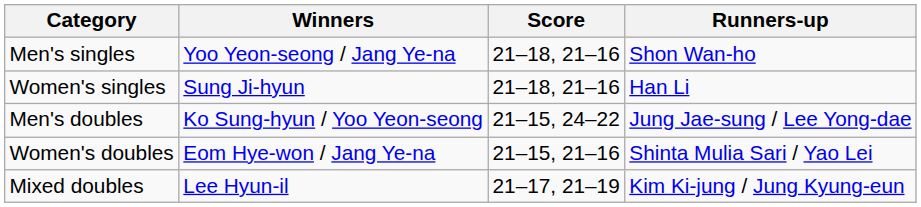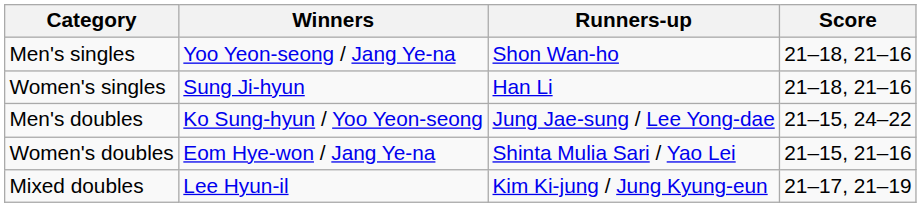columns swapped: (770, 20) <-> (556, 20)
